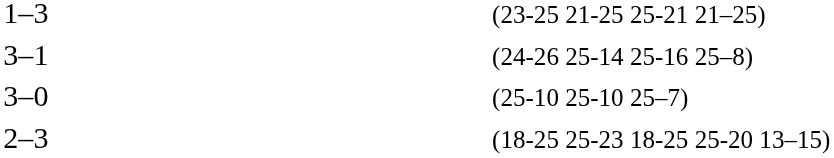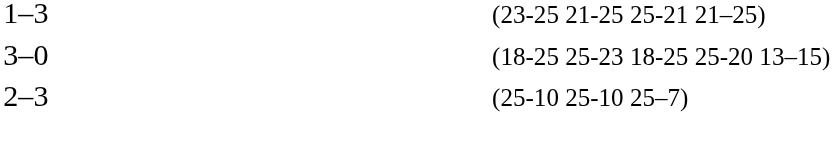- row: (26, 55)
(590, 98) (25-10 25-10 25–7) -> (661, 56) (18-25 25-23 18-25 25-20 13–15)
(661, 139) (18-25 25-23 18-25 25-20 13–15) -> (590, 98) (25-10 25-10 25–7)
